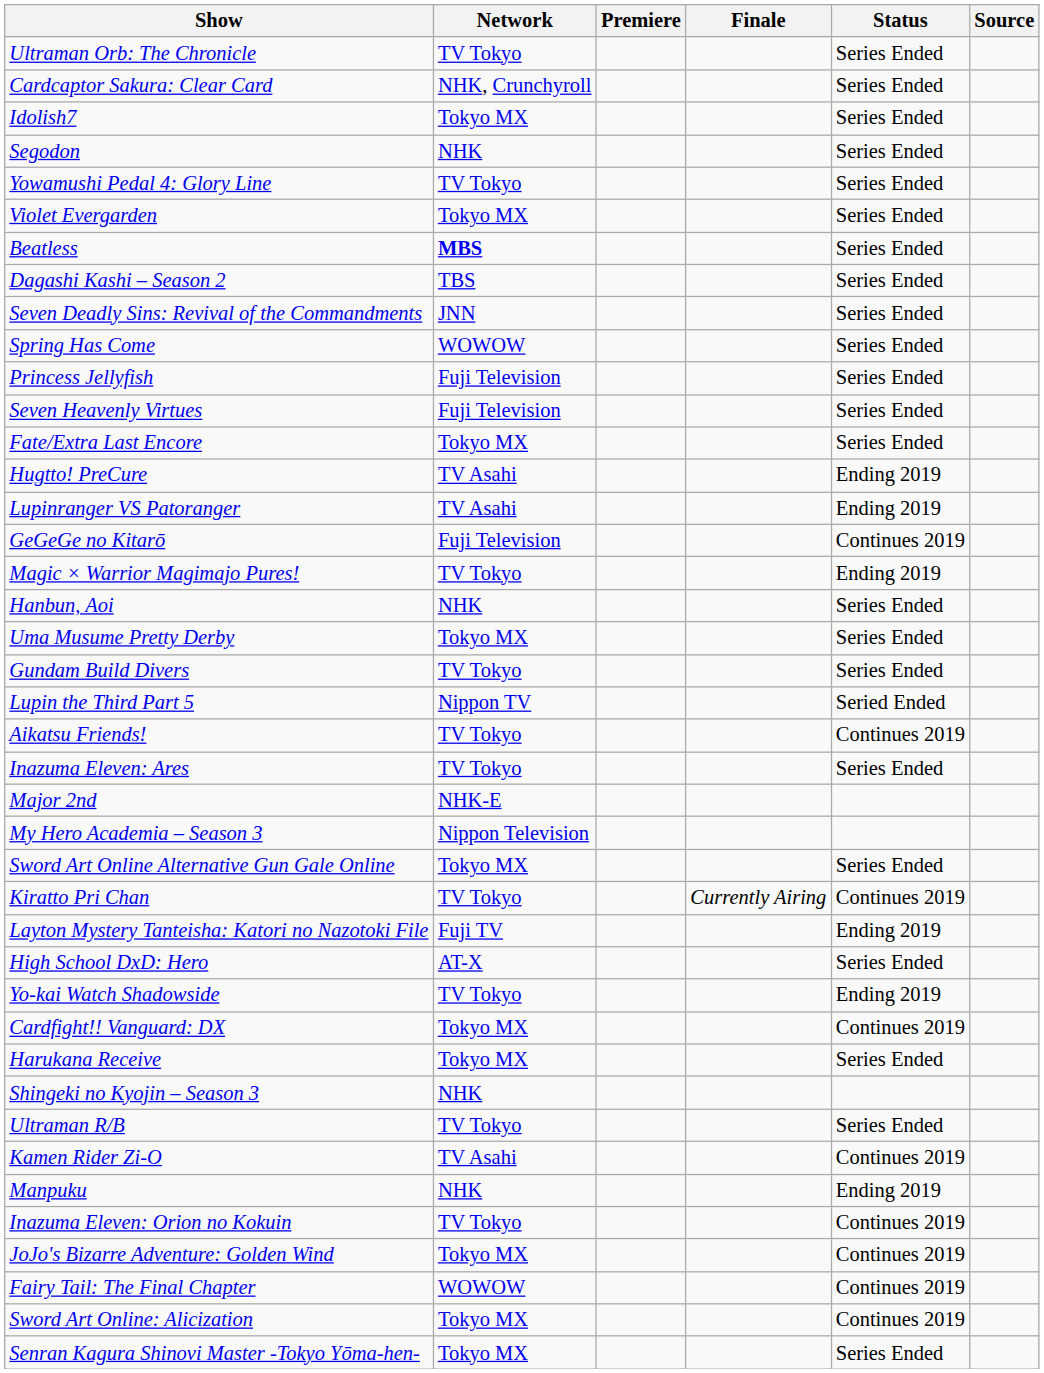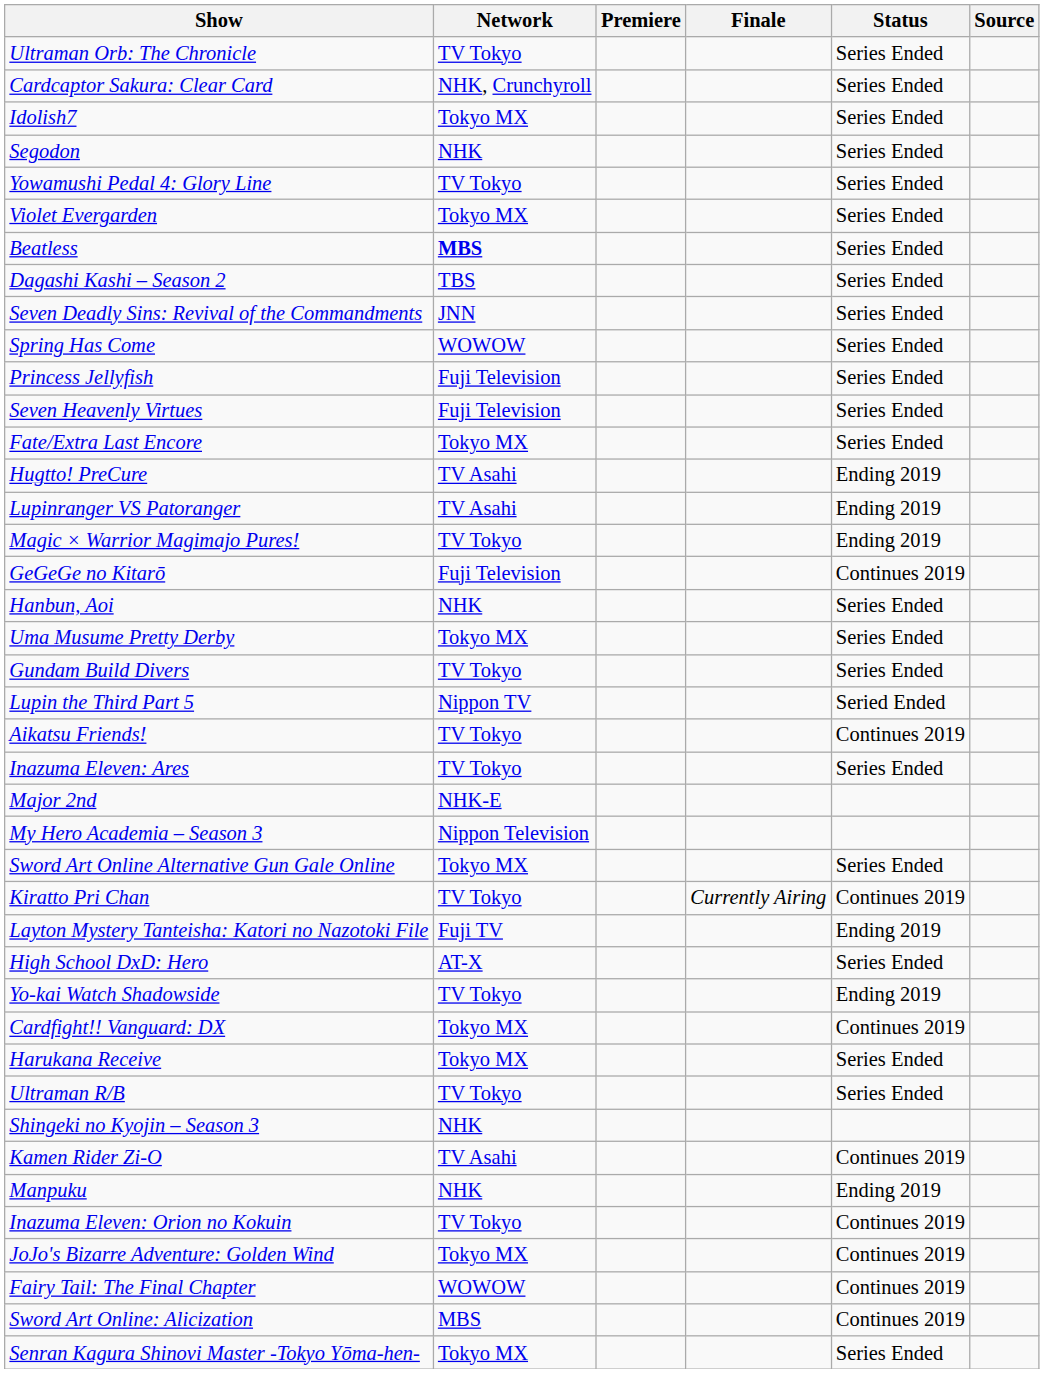rows swapped: (87, 540) <-> (154, 572)
rows swapped: (67, 1125) <-> (134, 1092)
(483, 1319) Tokyo MX -> (460, 1319) MBS
